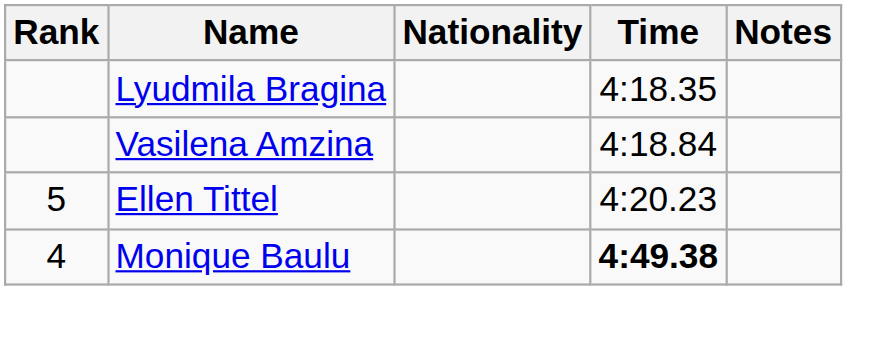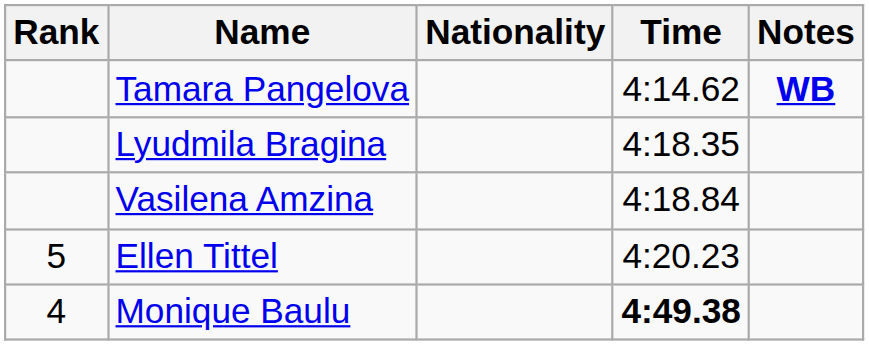+ row: (262, 88)
